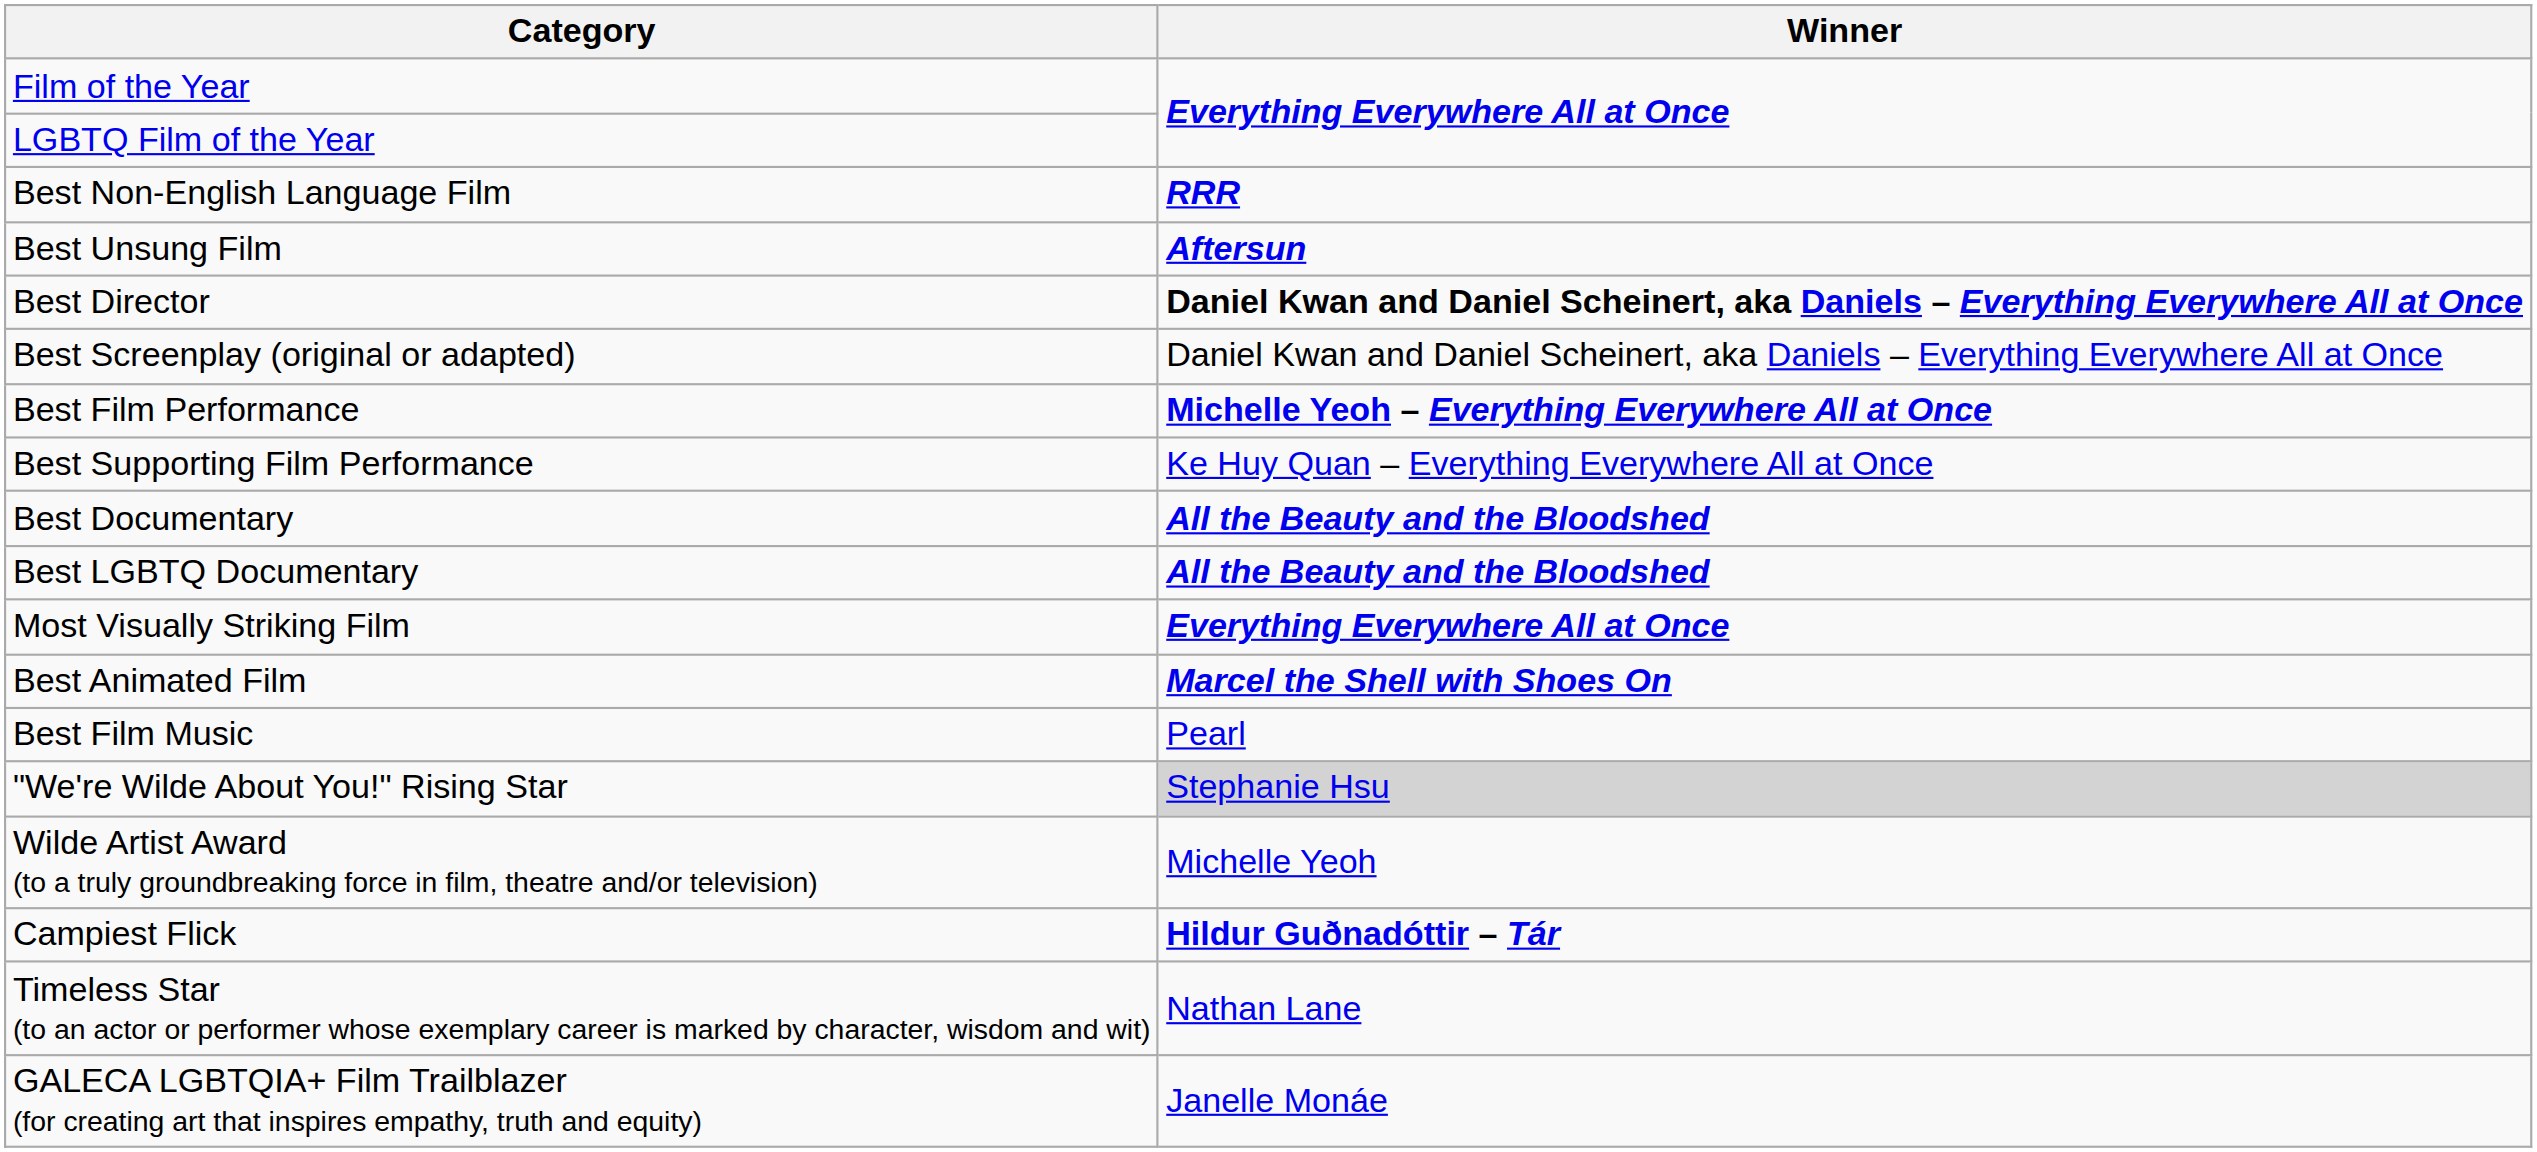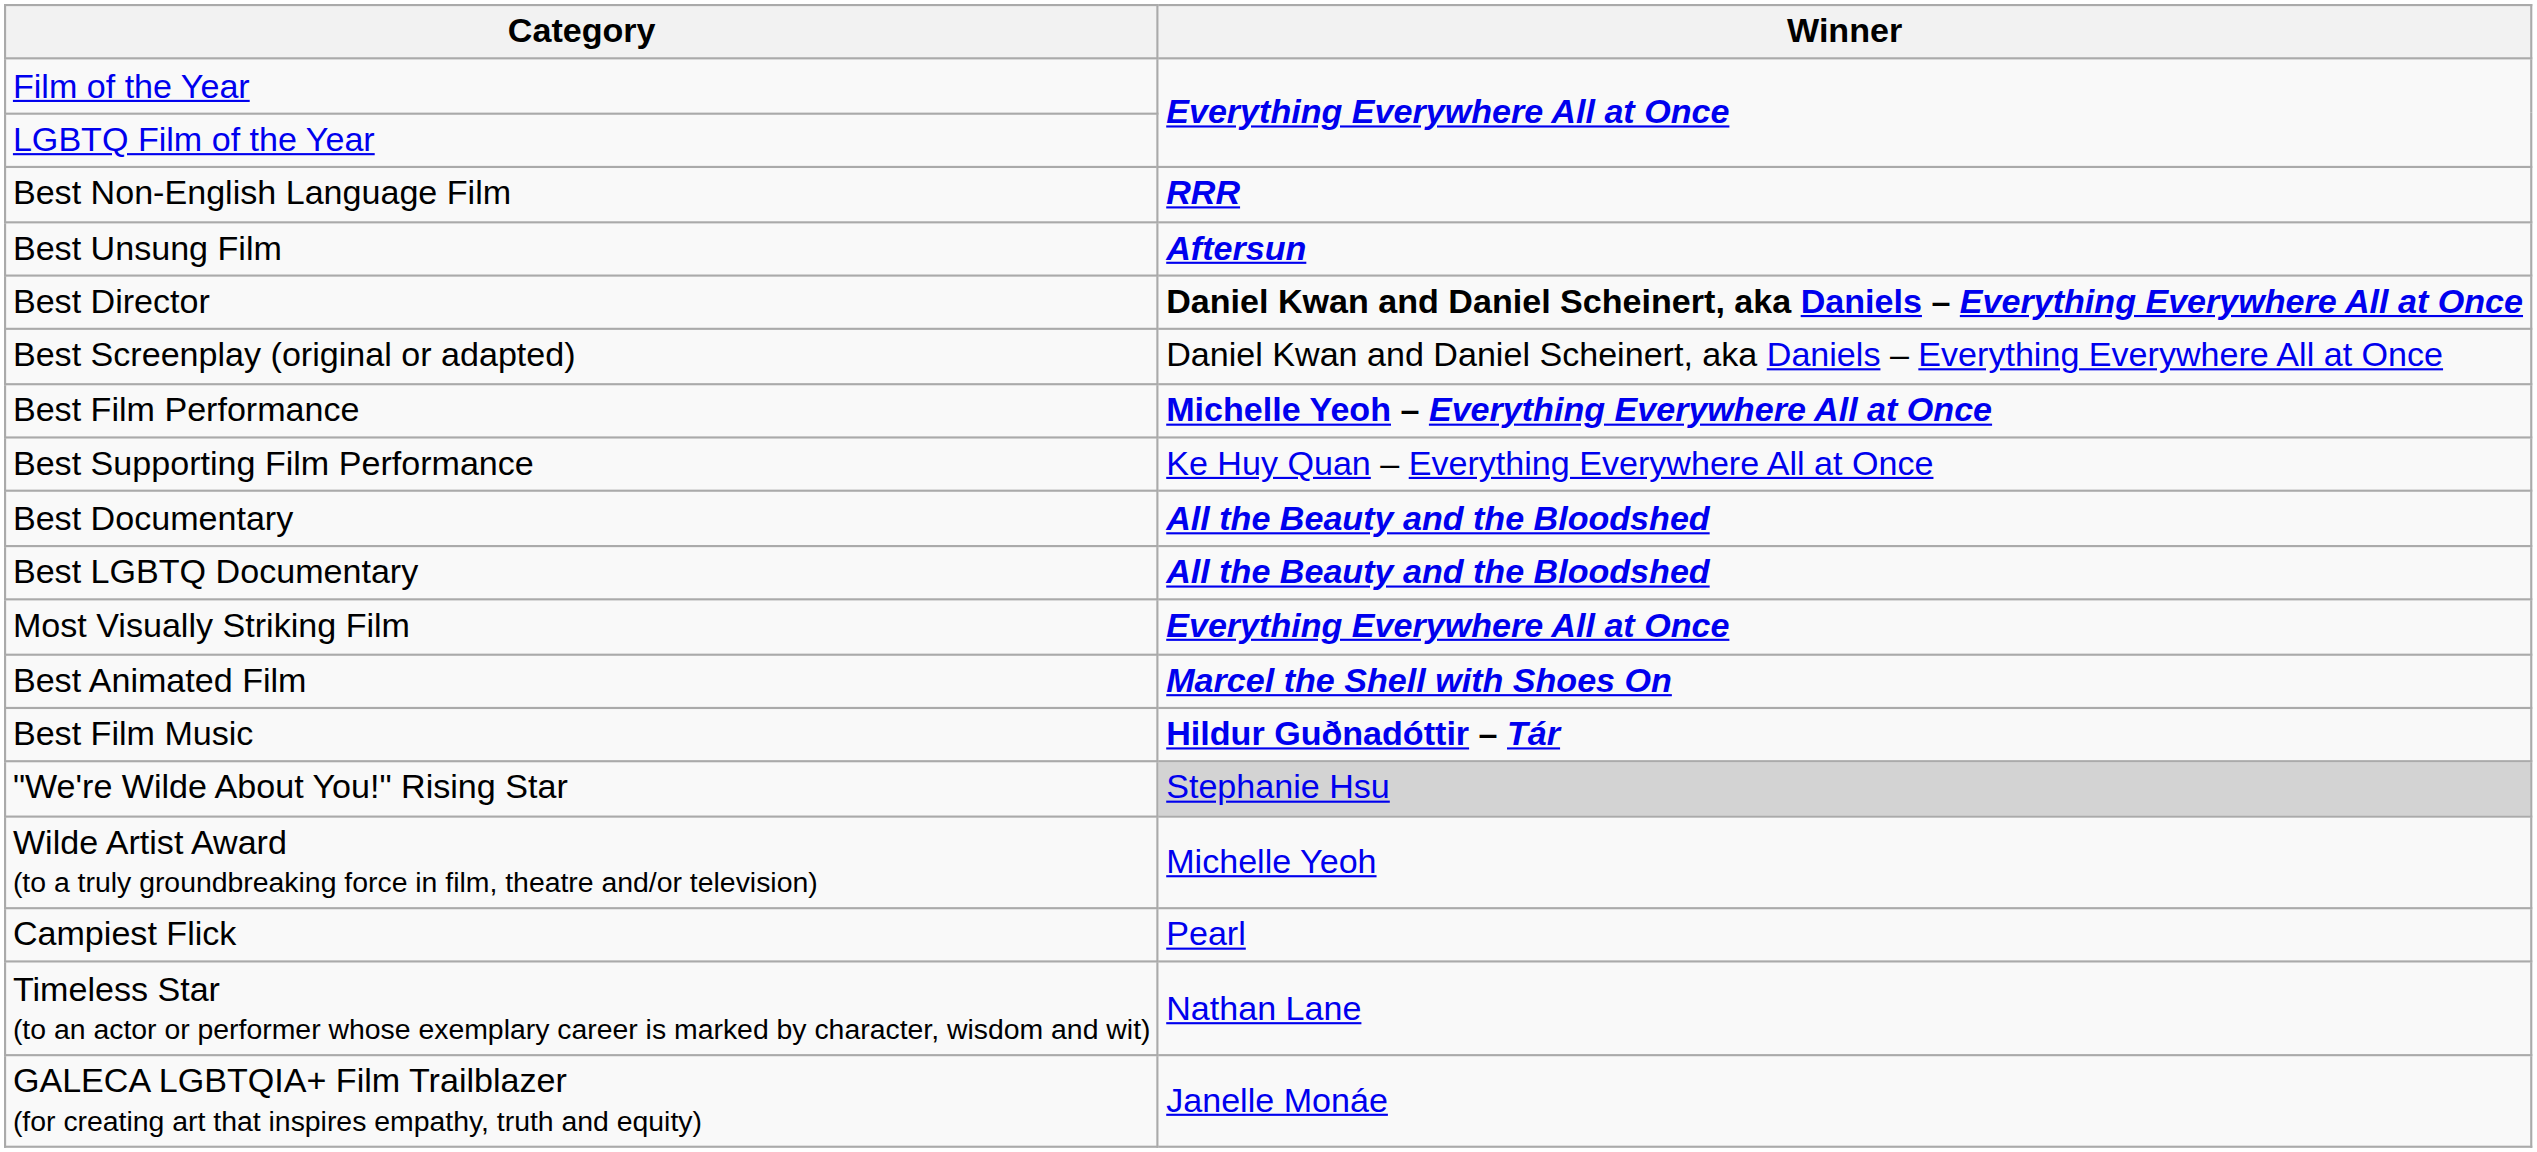(1206, 734) Pearl -> (1363, 734) Hildur Guðnadóttir – Tár
(1363, 934) Hildur Guðnadóttir – Tár -> (1206, 934) Pearl
